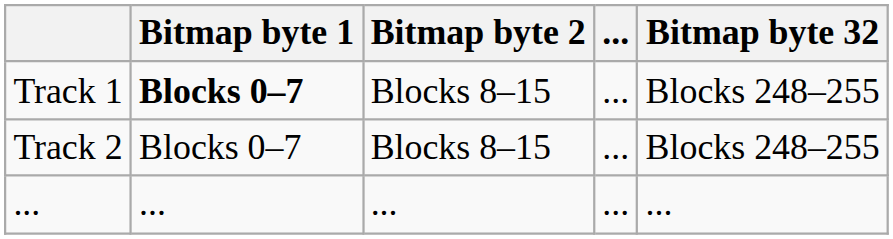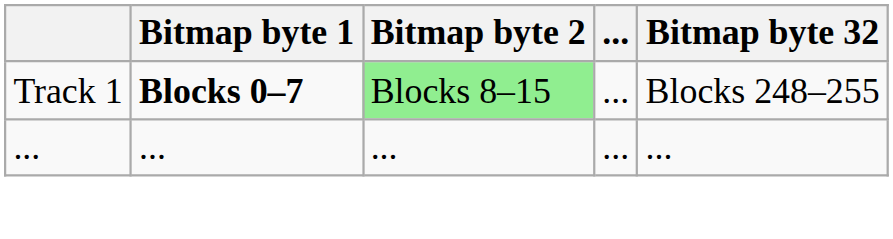(461, 89) no background -> (461, 89) lightgreen background
- row: (68, 146)
